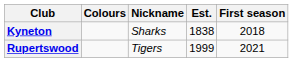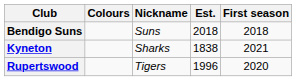+ row: (45, 31)
(252, 31) 2018 -> (256, 48) 2021
(202, 48) 1999 -> (205, 66) 1996
(252, 48) 2021 -> (256, 66) 2020
